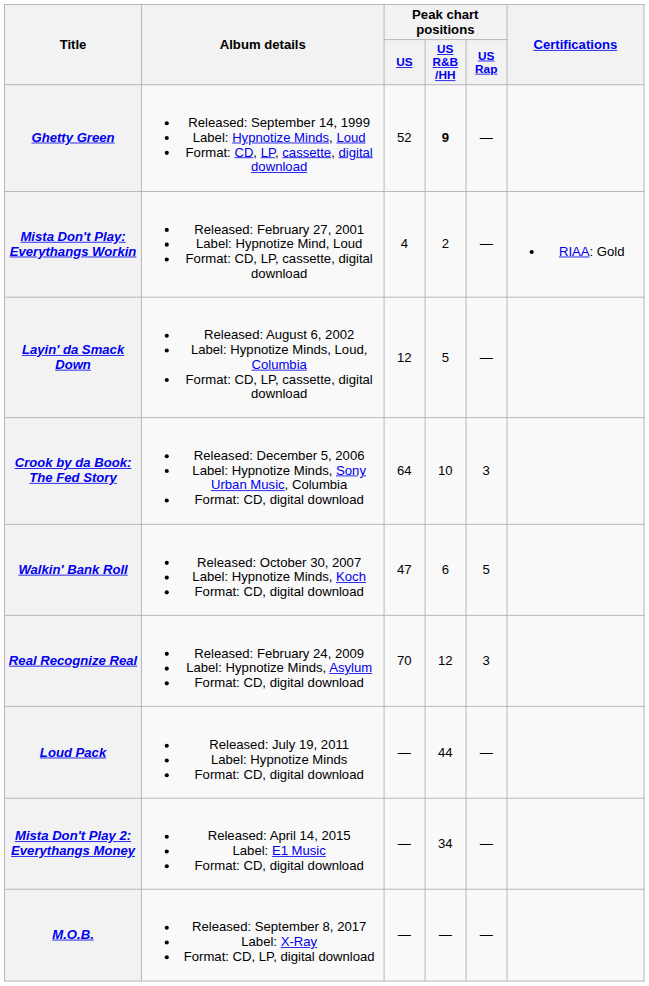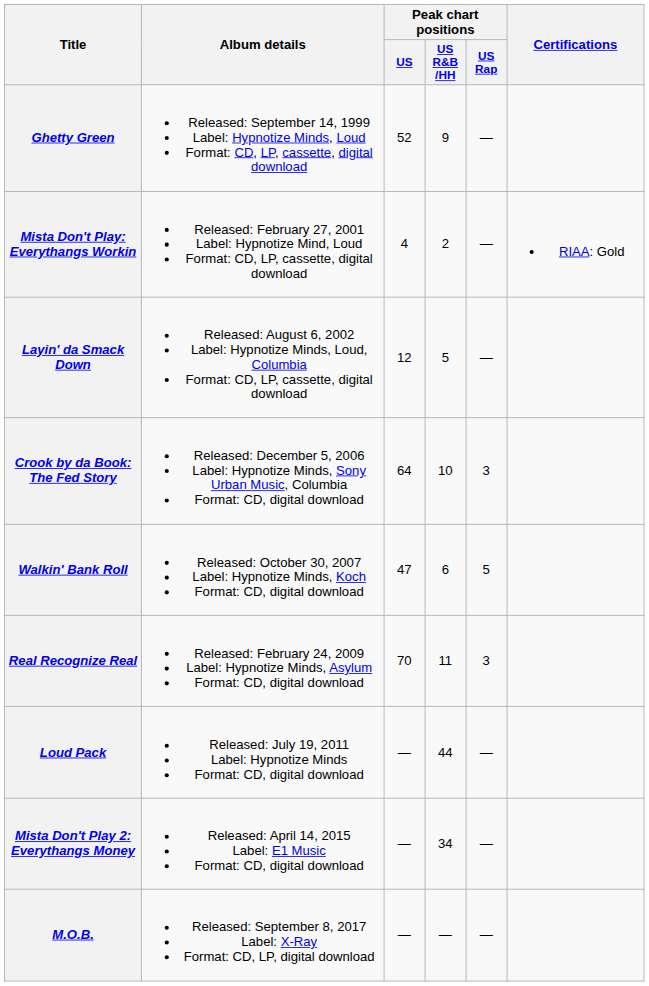(445, 138) bold -> (445, 138) normal
(445, 661) 12 -> (445, 661) 11
